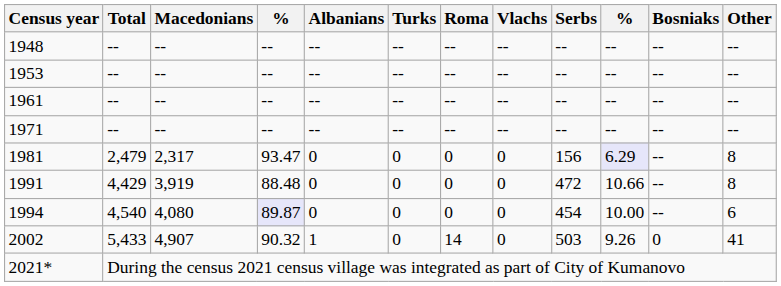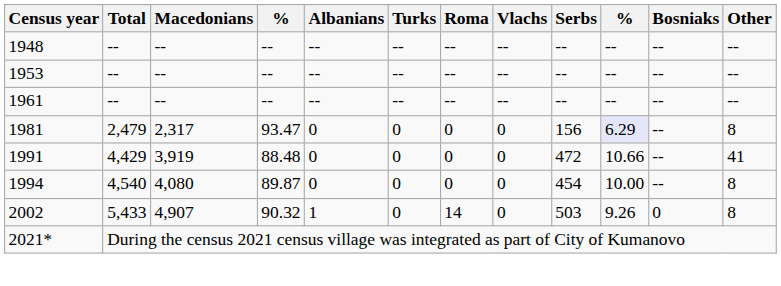- row: (26, 128)
(732, 184) 8 -> (736, 156) 41
(281, 211) lavender background -> (281, 184) no background
(732, 211) 6 -> (732, 184) 8
(736, 239) 41 -> (732, 211) 8
